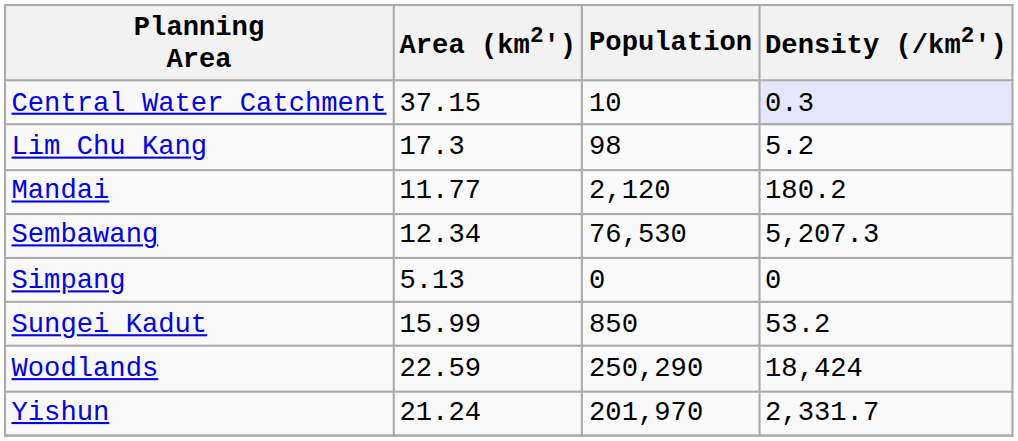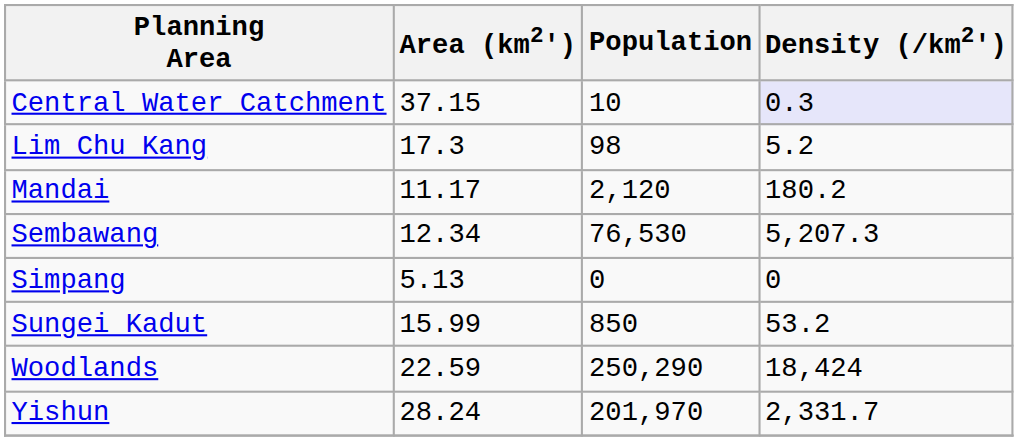(440, 191) 11.77 -> (440, 191) 11.17
(440, 413) 21.24 -> (440, 413) 28.24
